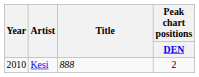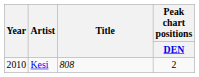(67, 65) 888 -> (67, 65) 808
